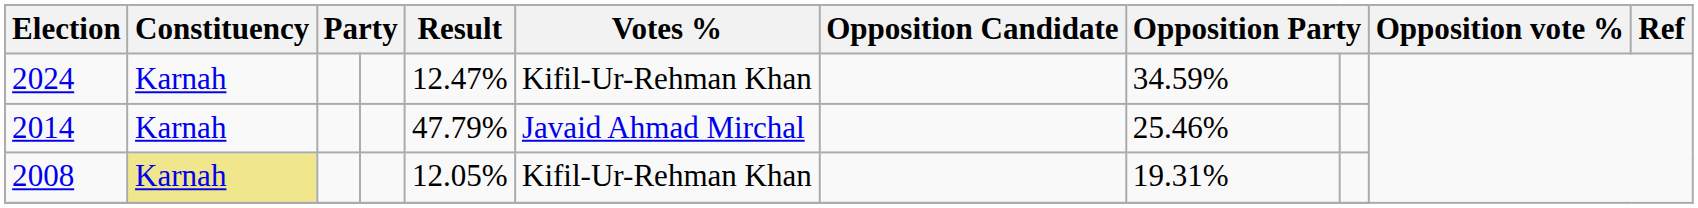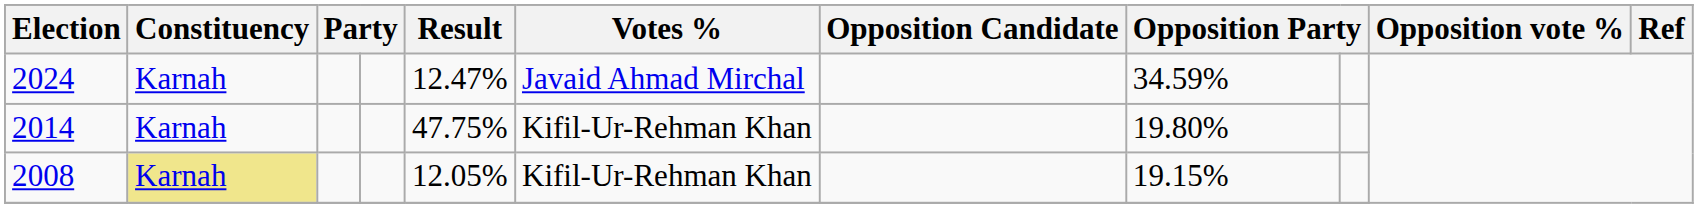(667, 78) Kifil-Ur-Rehman Khan -> (663, 78) Javaid Ahmad Mirchal
(460, 127) 47.79% -> (460, 127) 47.75%
(663, 127) Javaid Ahmad Mirchal -> (667, 127) Kifil-Ur-Rehman Khan
(1181, 127) 25.46% -> (1181, 127) 19.80%
(1181, 176) 19.31% -> (1181, 176) 19.15%
